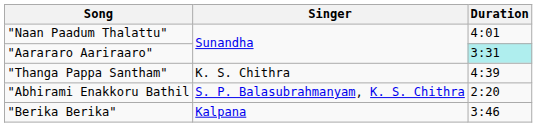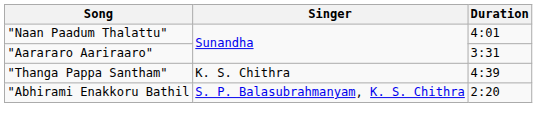(485, 54) paleturquoise background -> (485, 54) no background
- row: (62, 112)
